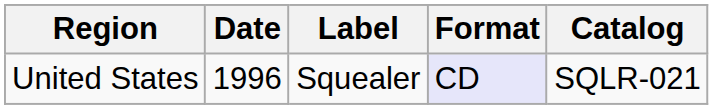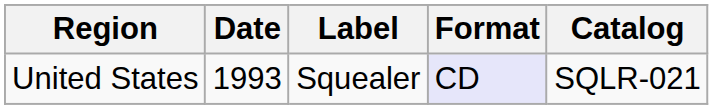(247, 78) 1996 -> (247, 78) 1993
